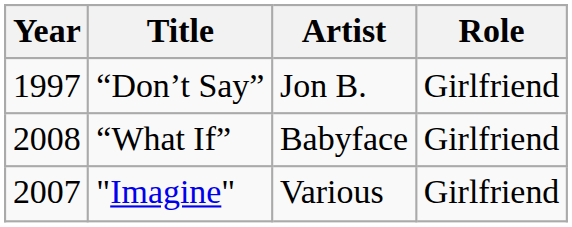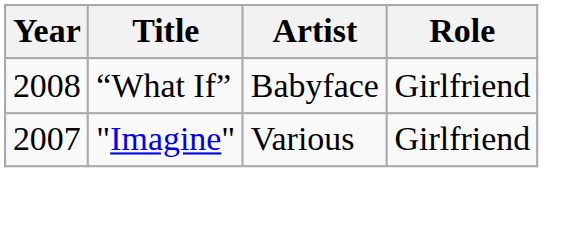- row: (180, 85)
